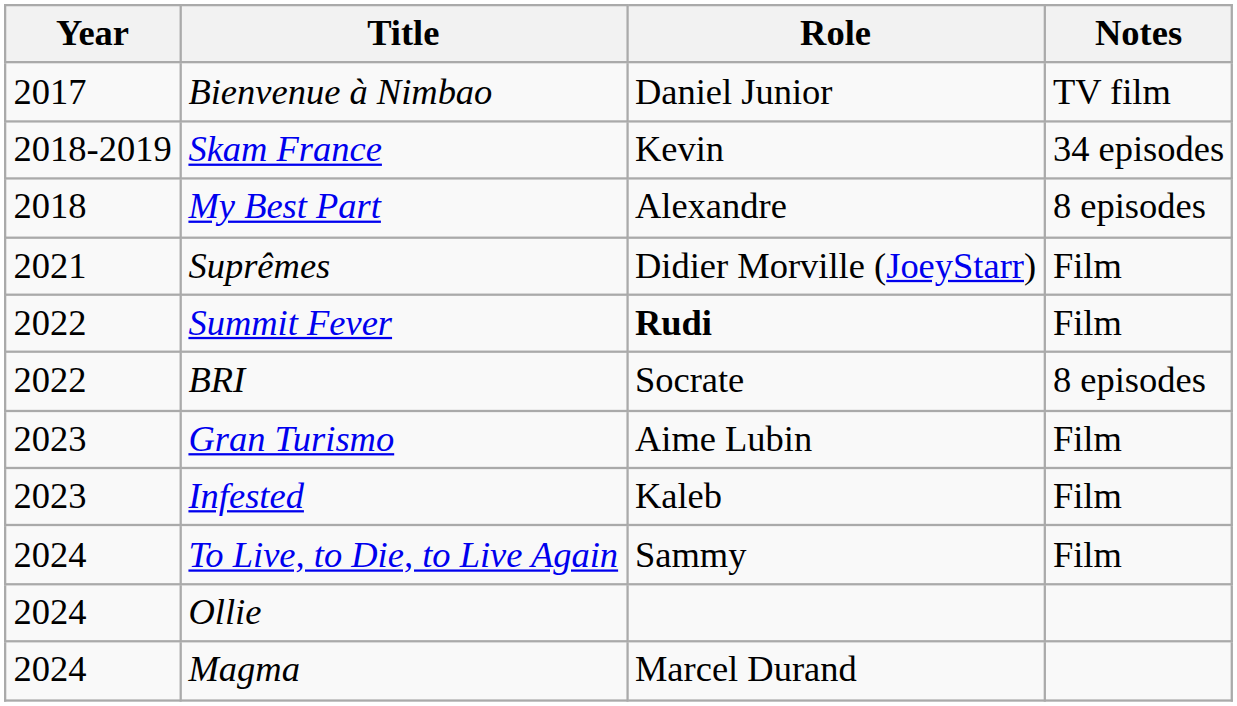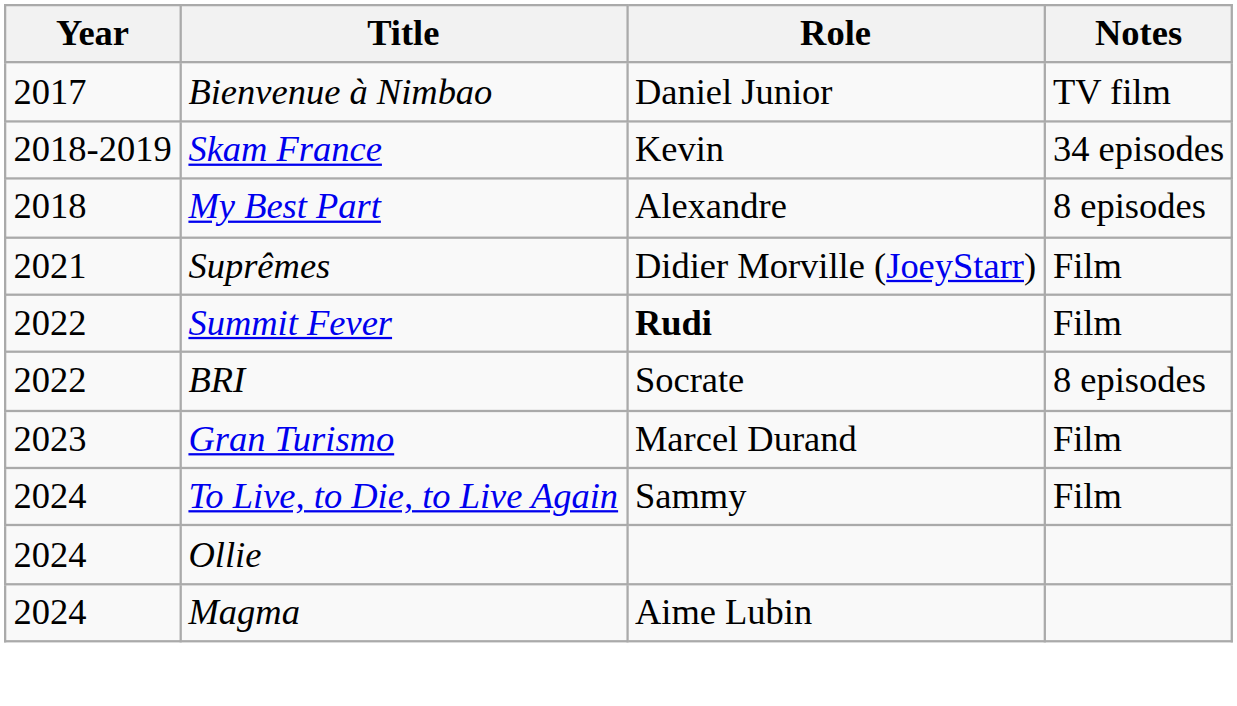(724, 438) Aime Lubin -> (746, 438) Marcel Durand
- row: (246, 496)
(746, 669) Marcel Durand -> (724, 611) Aime Lubin
